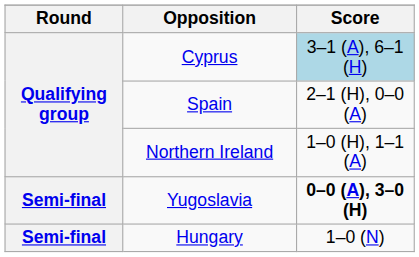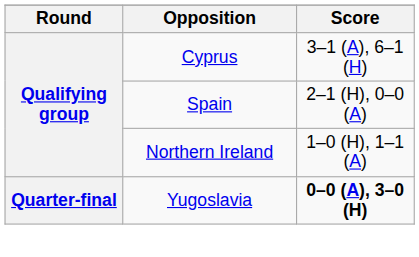(355, 56) lightblue background -> (355, 56) no background
(64, 200) Semi-final -> (64, 200) Quarter-final
- row: (210, 237)
